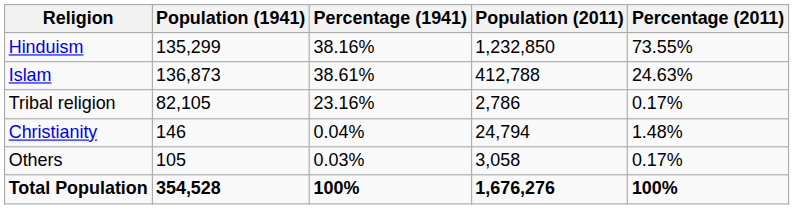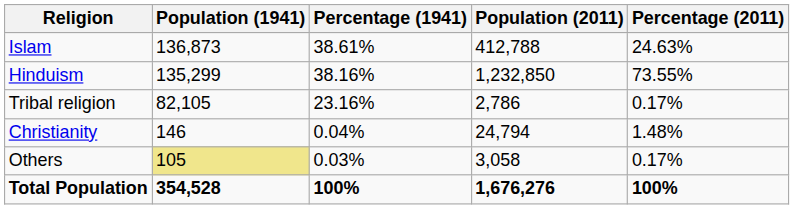rows swapped: (30, 75) <-> (46, 47)
(171, 160) no background -> (171, 160) khaki background
